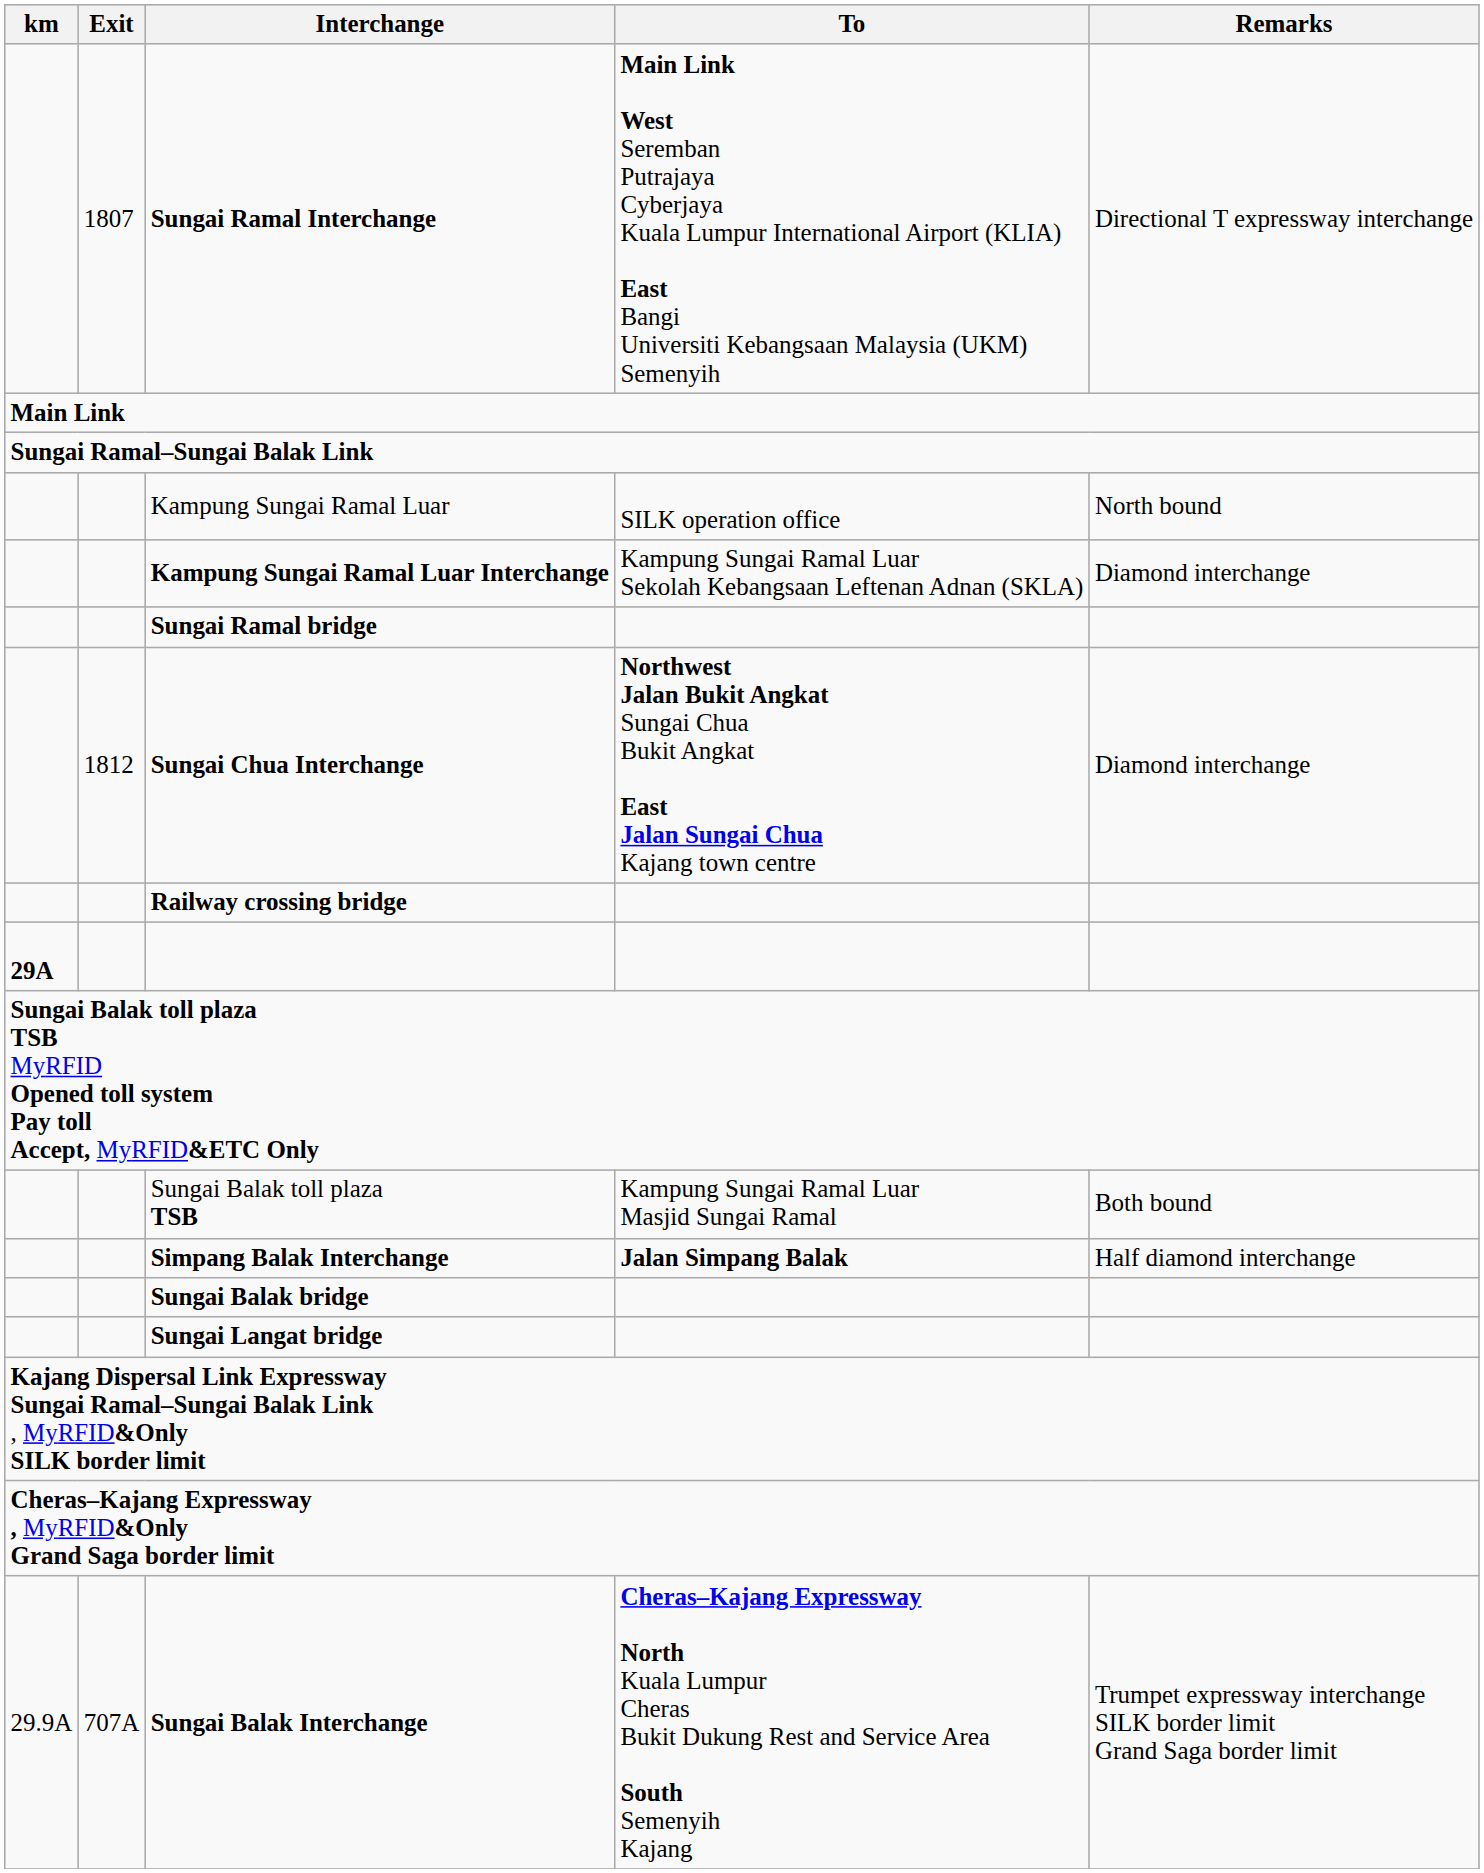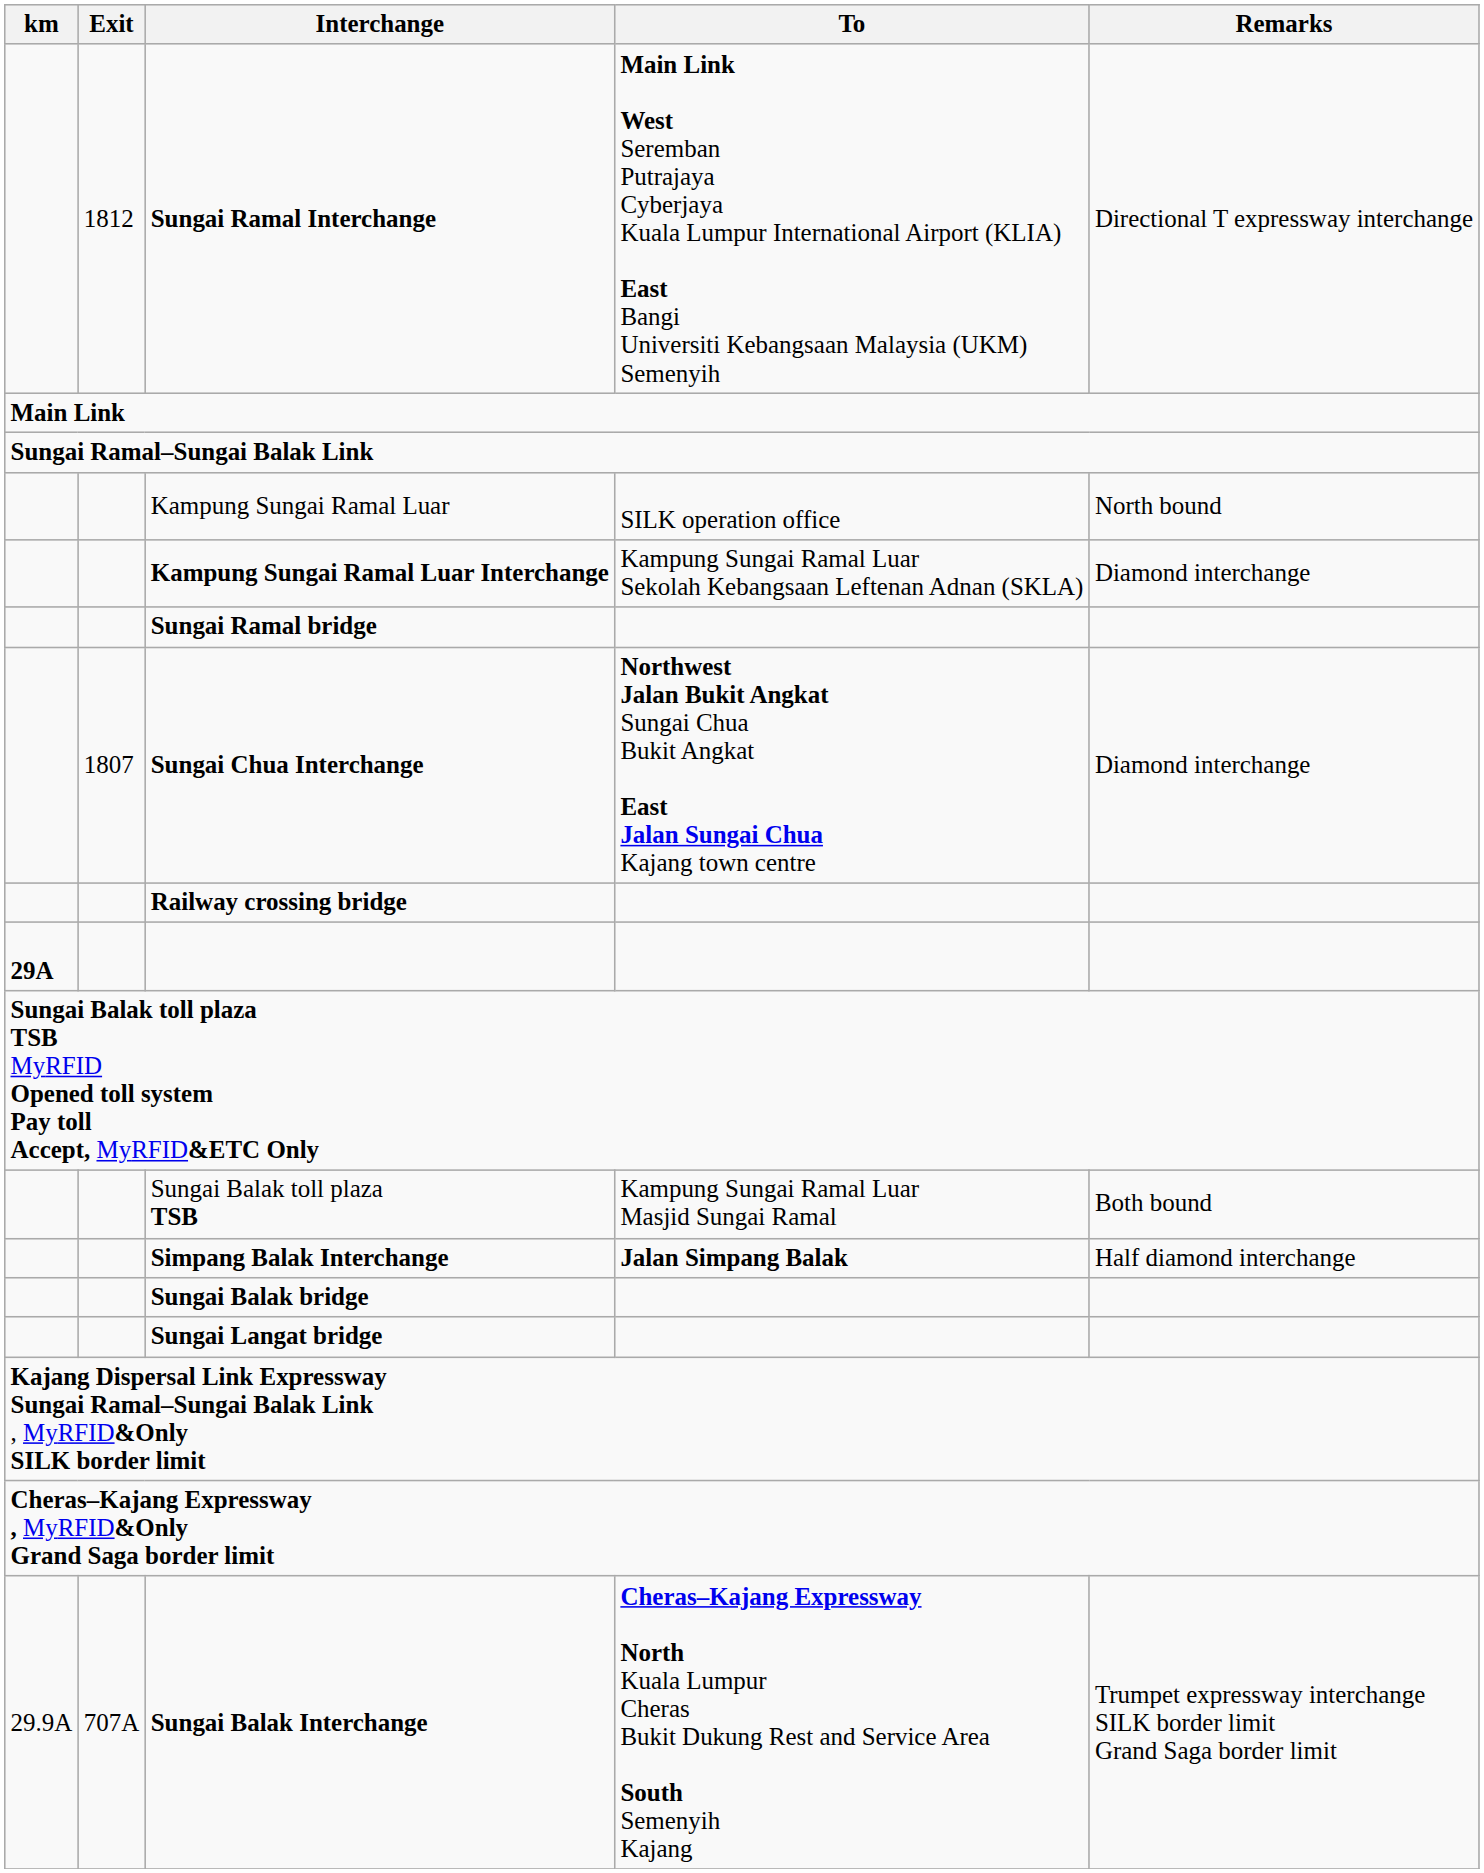(109, 218) 1807 -> (109, 218) 1812
(109, 764) 1812 -> (109, 764) 1807
